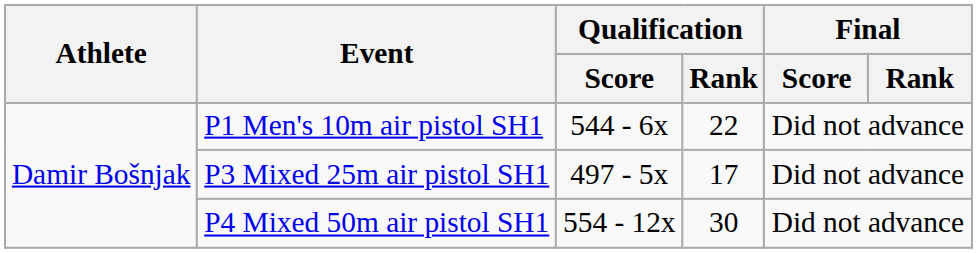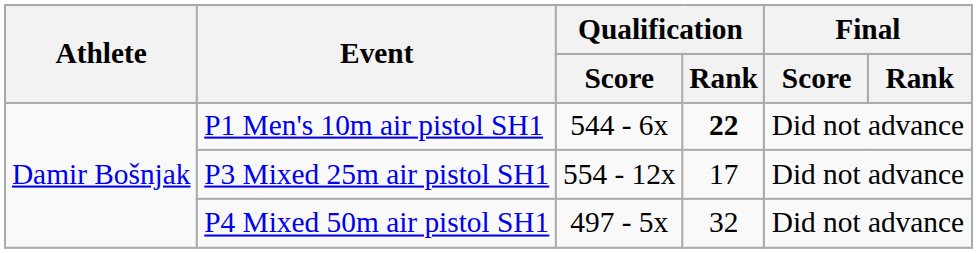(724, 126) normal -> (724, 126) bold
(619, 174) 497 - 5x -> (619, 174) 554 - 12x
(619, 222) 554 - 12x -> (619, 222) 497 - 5x
(724, 222) 30 -> (724, 222) 32
